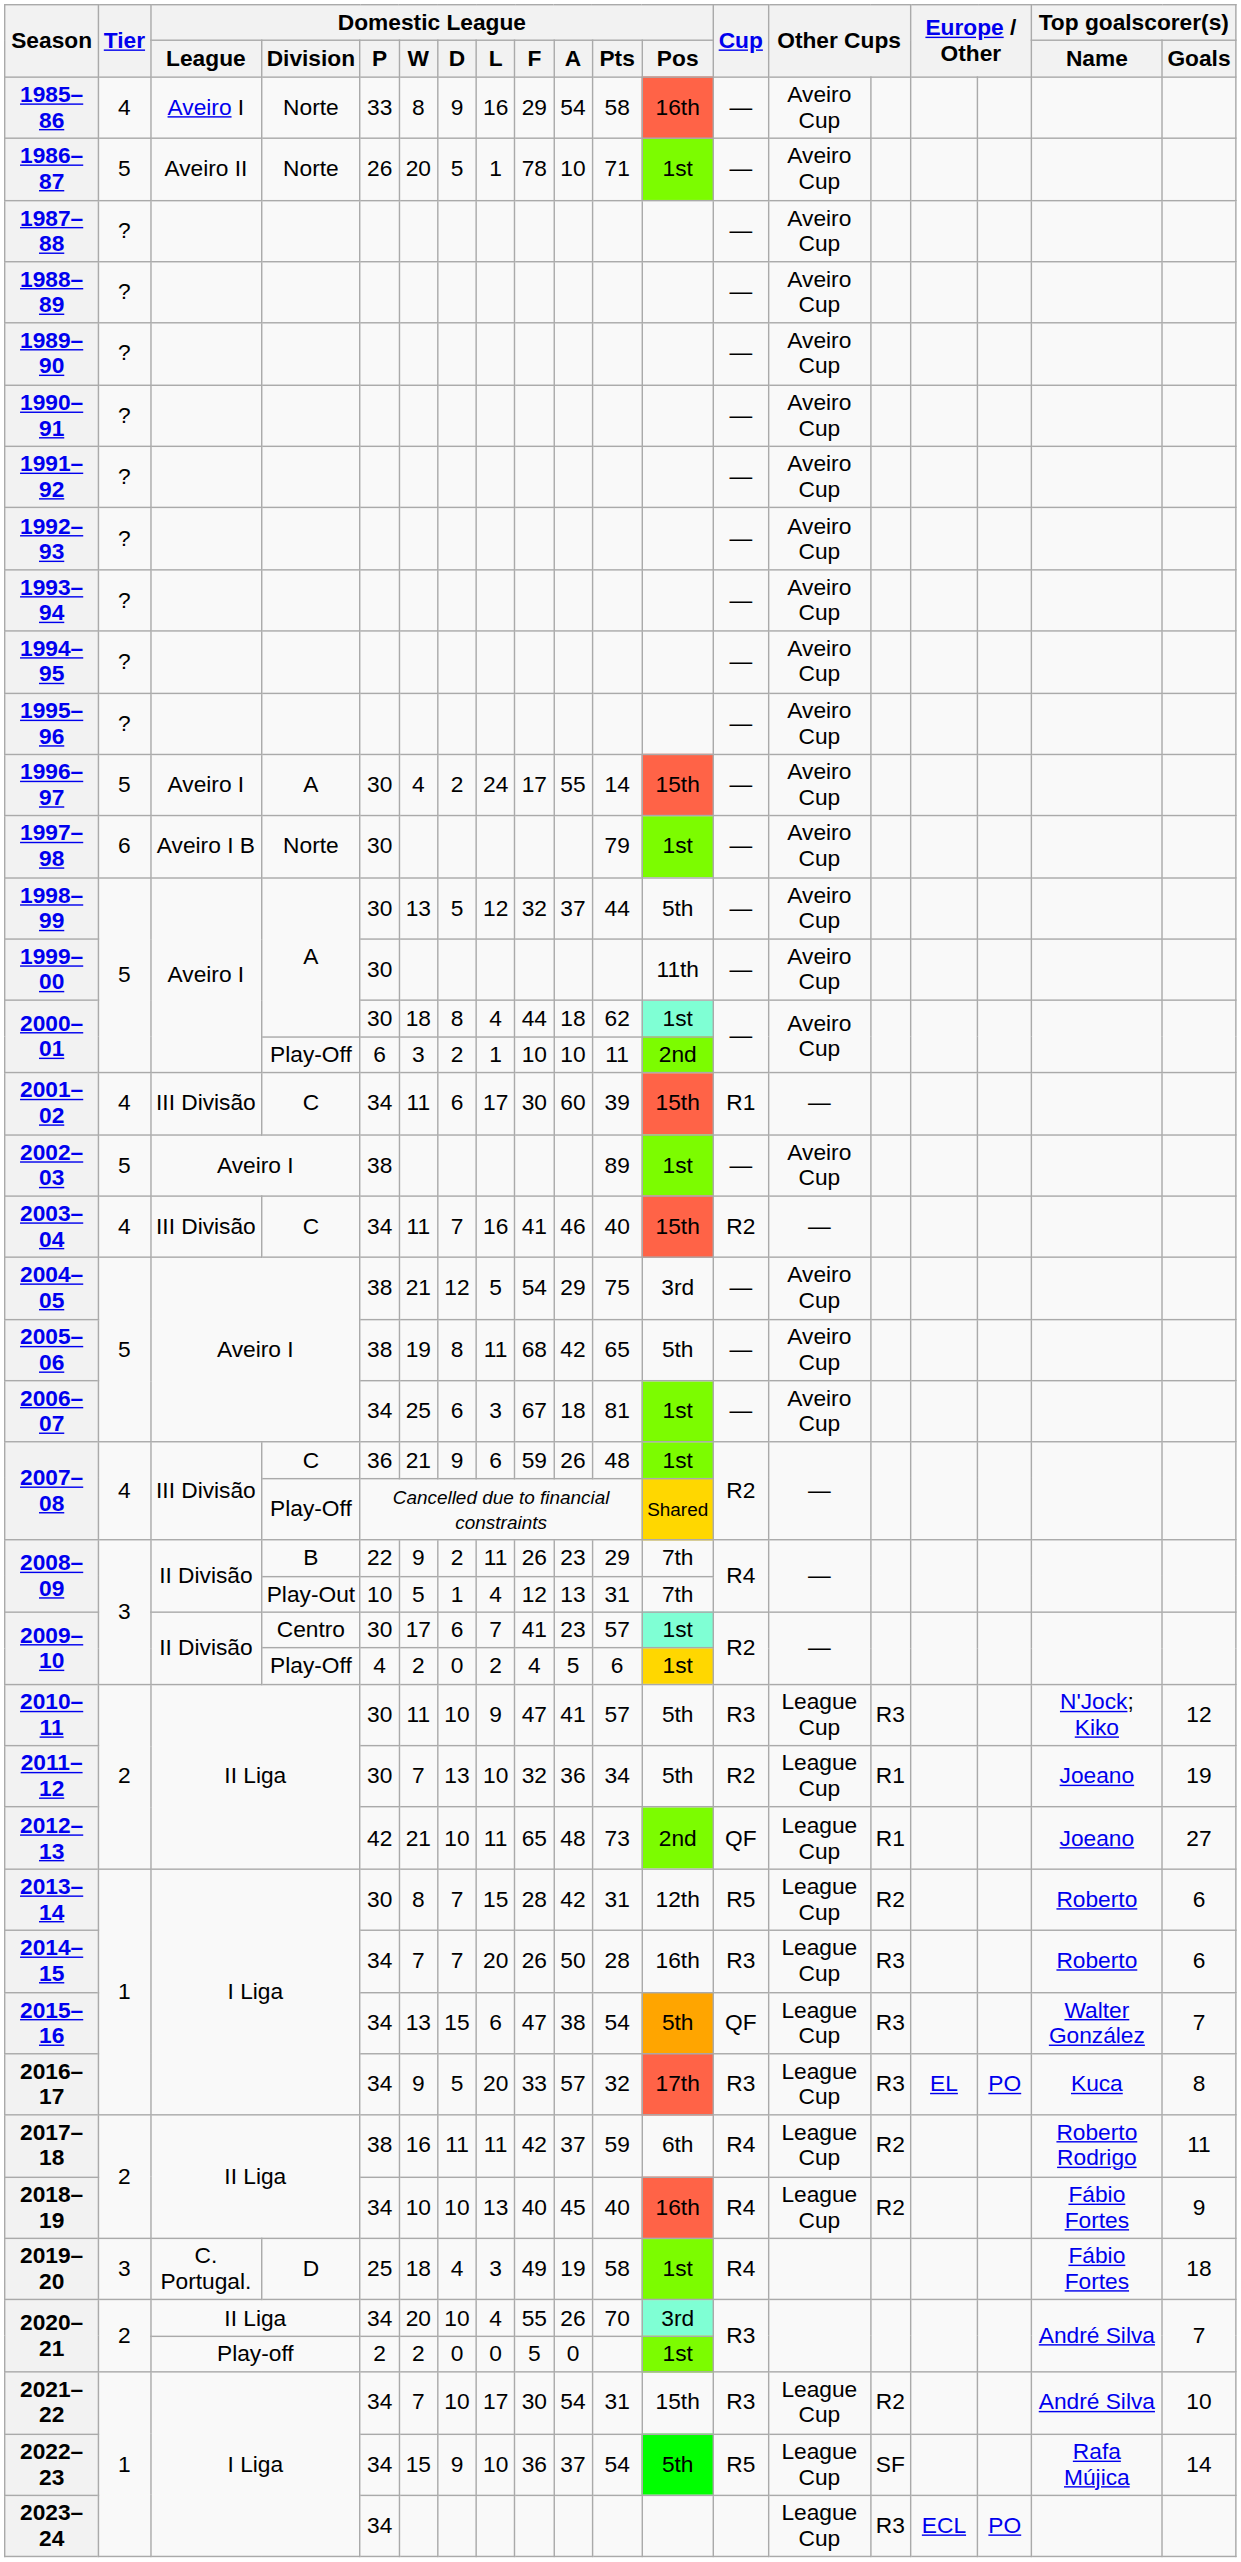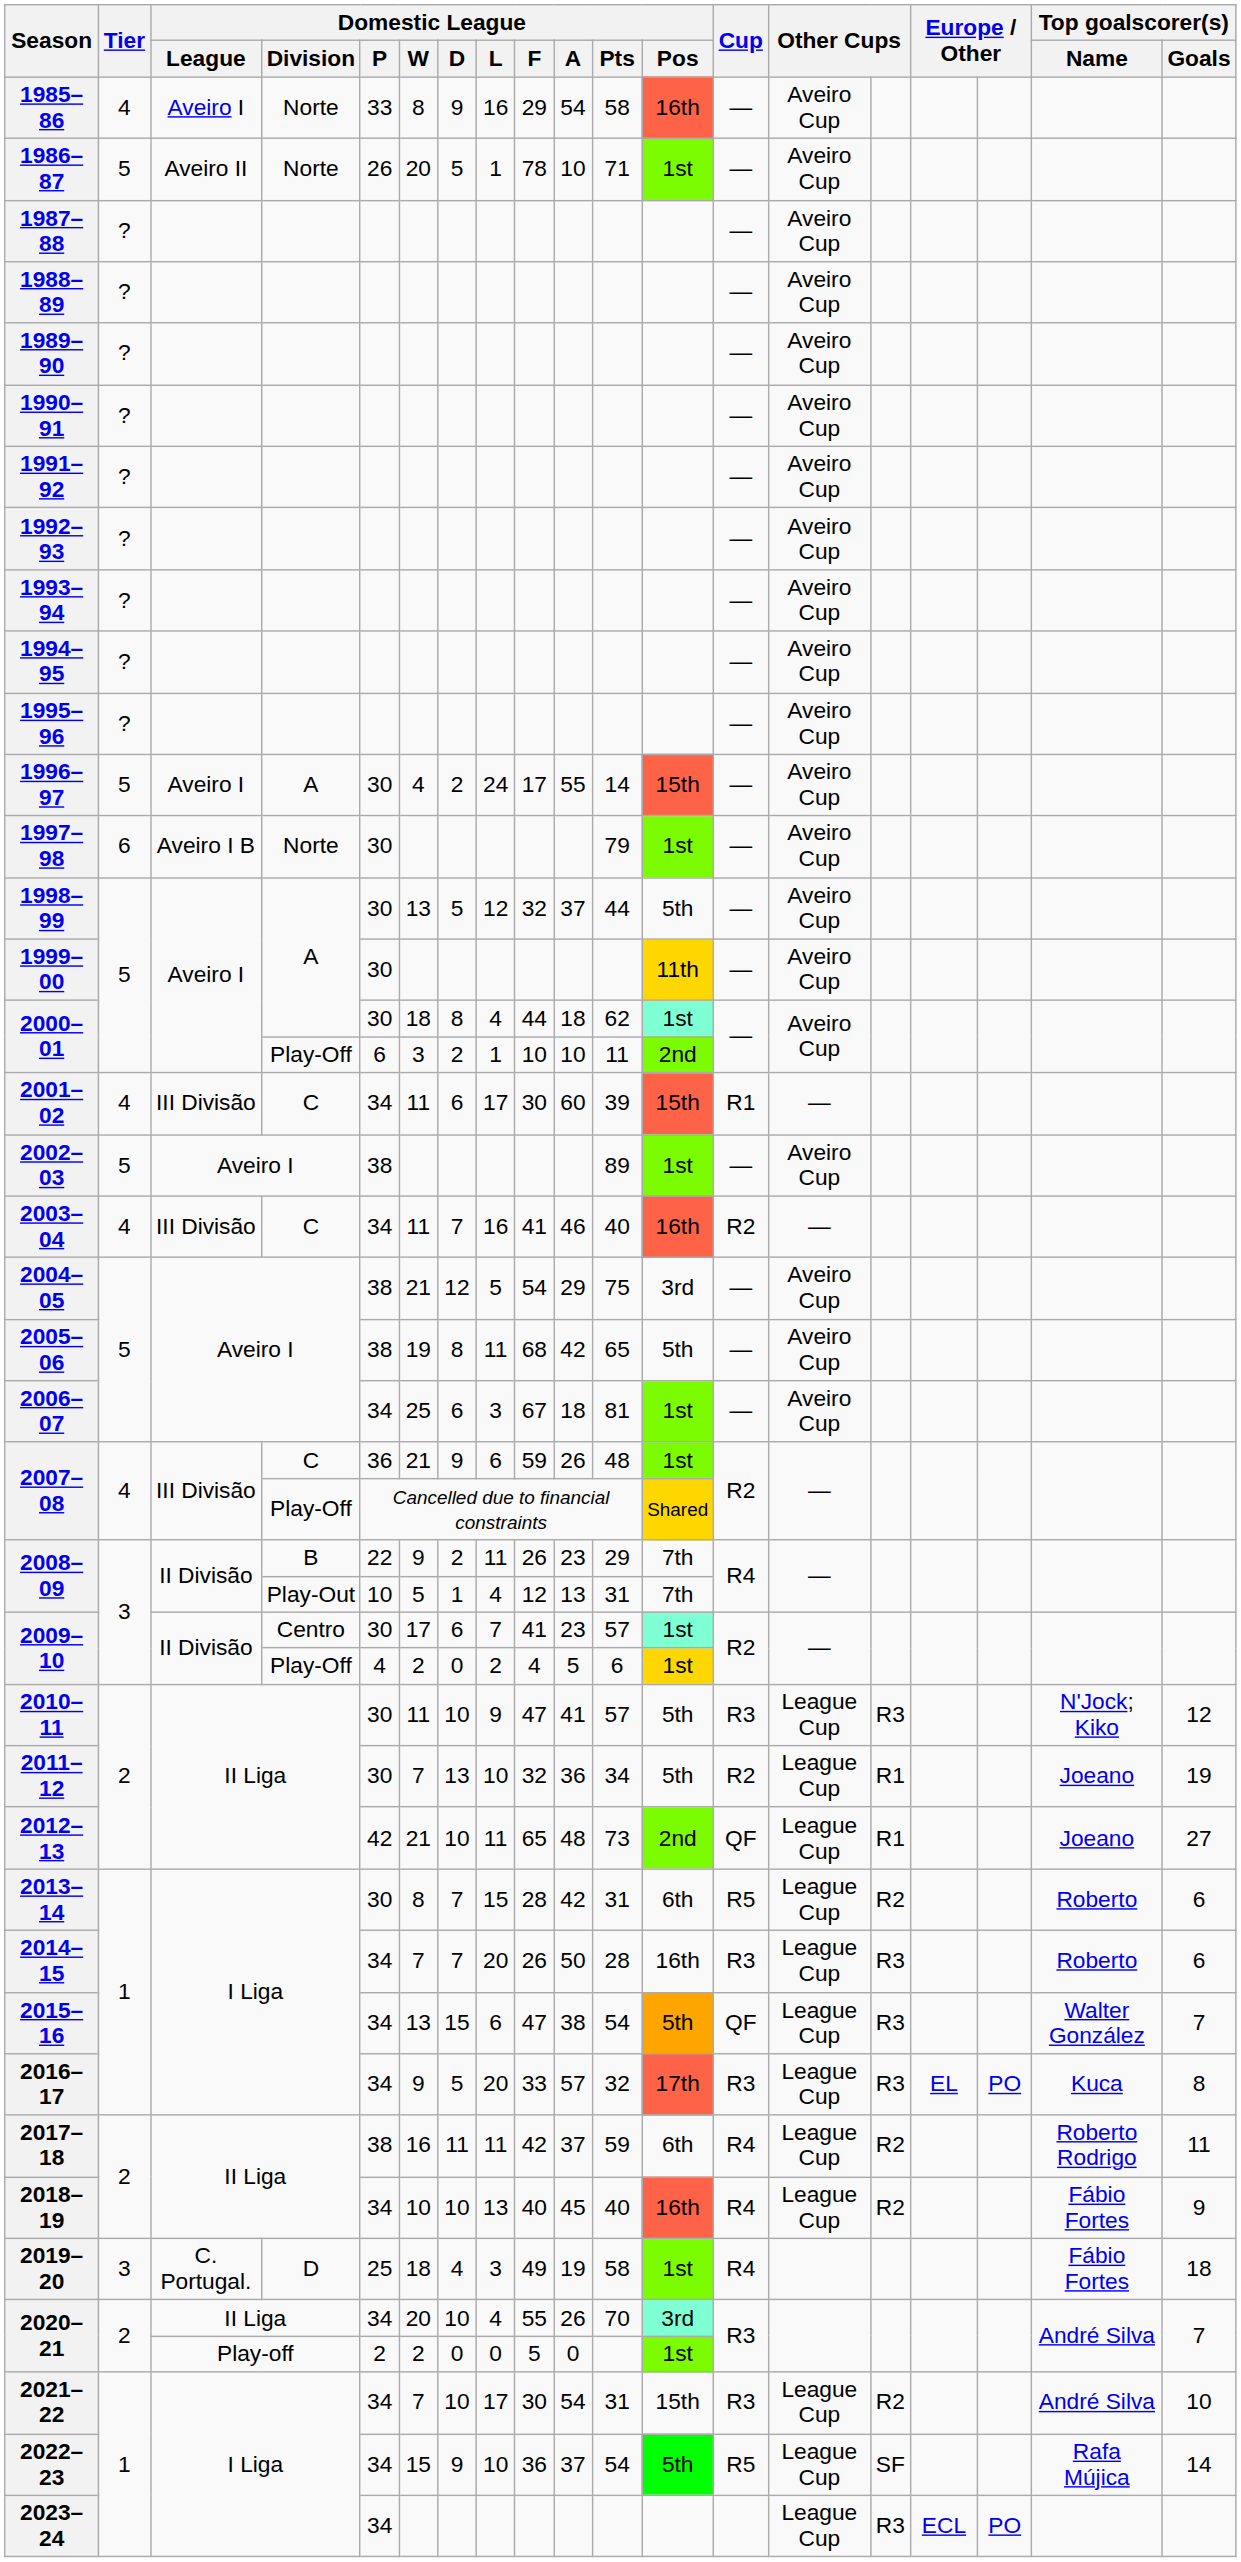(678, 969) no background -> (678, 969) gold background
(678, 1226) 15th -> (678, 1226) 16th
(678, 1899) 12th -> (678, 1899) 6th
